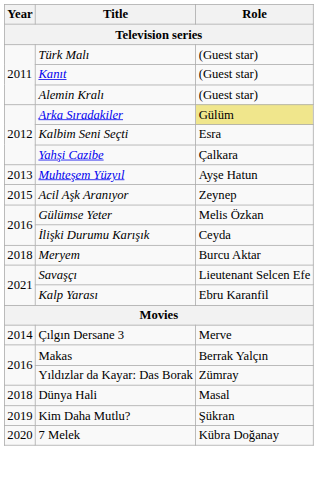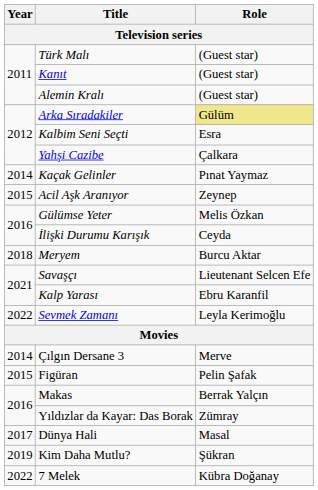- row: (81, 174)
+ row: (77, 174)
+ row: (78, 315)
+ row: (58, 375)
(20, 395) 2018 -> (20, 435) 2017
(20, 435) 2020 -> (20, 475) 2022
